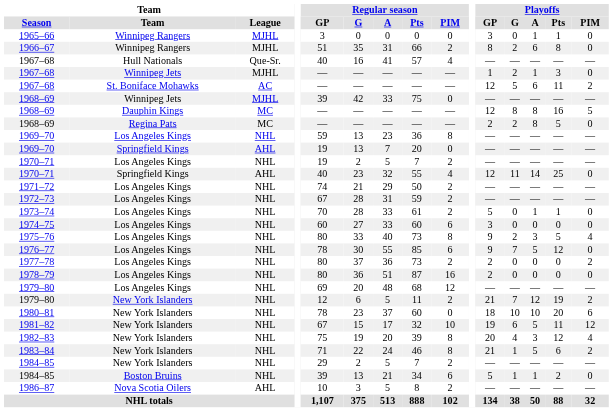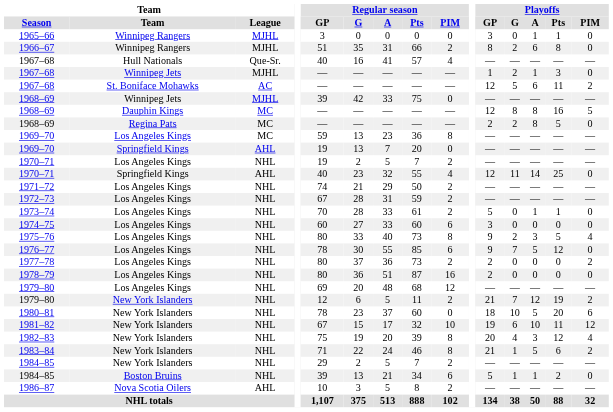(265, 136) NHL -> (265, 136) MC
(535, 312) 10 -> (535, 312) 5
(535, 325) 5 -> (535, 325) 10
